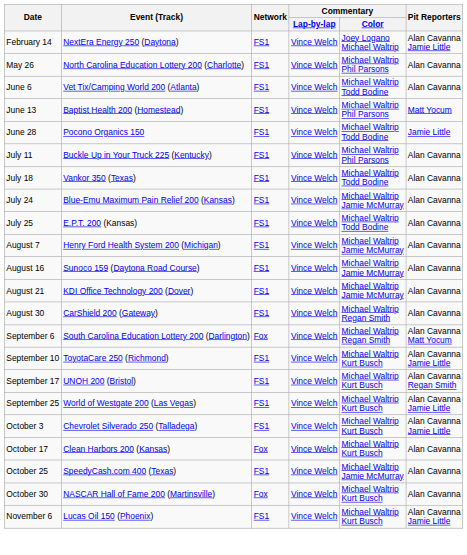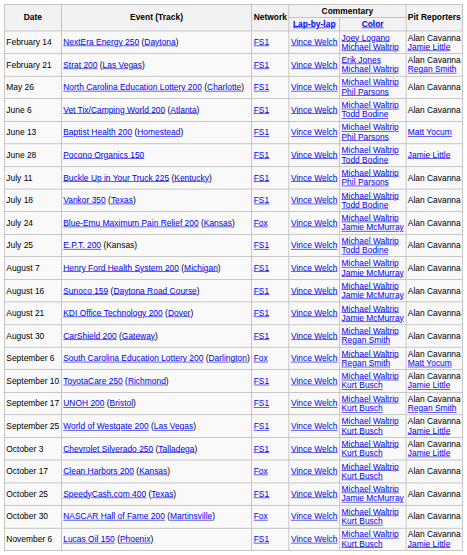+ row: (29, 64)
(261, 200) FS1 -> (261, 223) Fox
